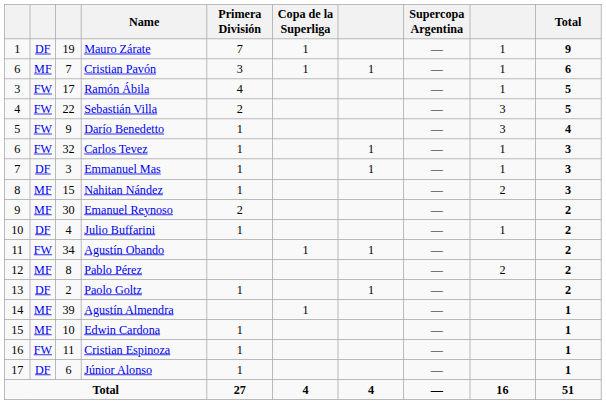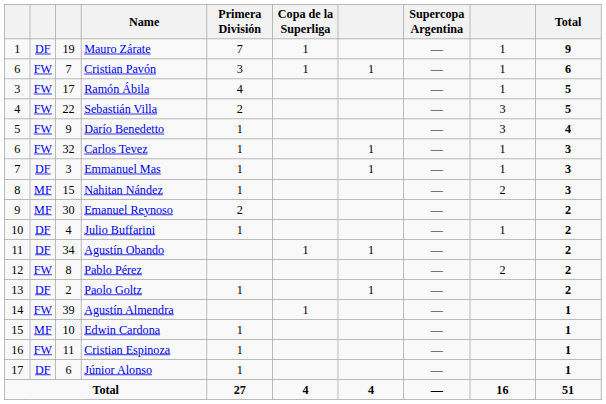(43, 69) MF -> (43, 69) FW
(43, 249) FW -> (43, 249) DF
(43, 269) MF -> (43, 269) FW
(43, 309) MF -> (43, 309) FW
